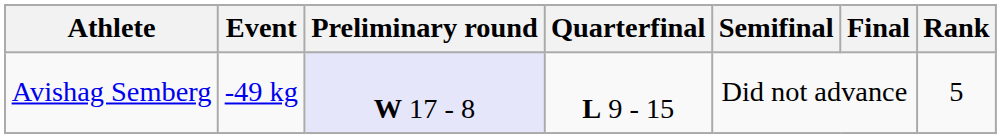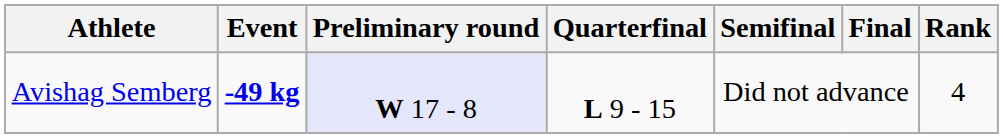(261, 91) normal -> (262, 91) bold
(956, 91) 5 -> (958, 91) 4
